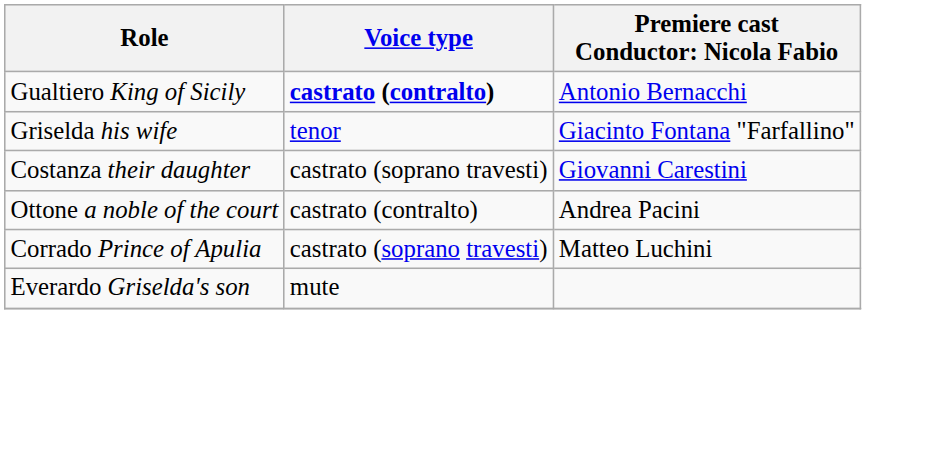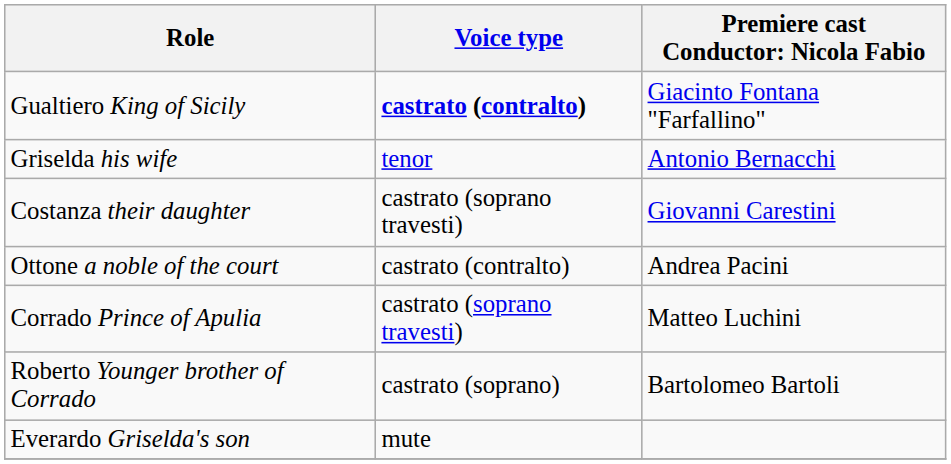(653, 91) Antonio Bernacchi -> (733, 105) Giacinto Fontana "Farfallino"
(707, 130) Giacinto Fontana "Farfallino" -> (742, 158) Antonio Bernacchi
+ row: (147, 385)
